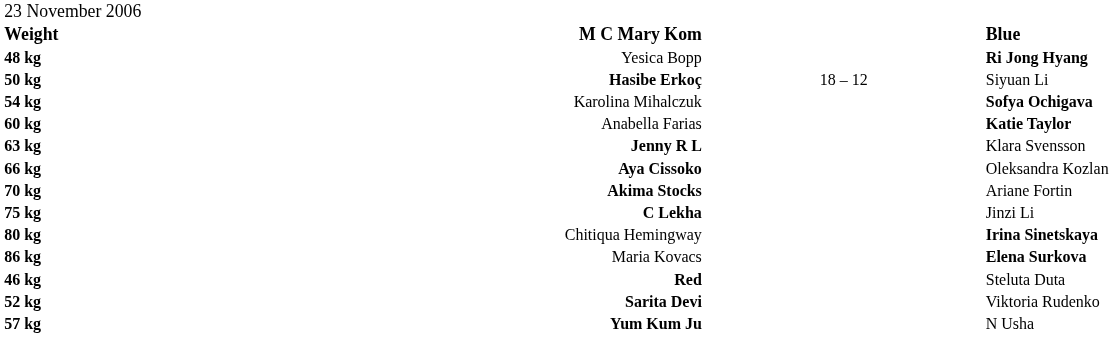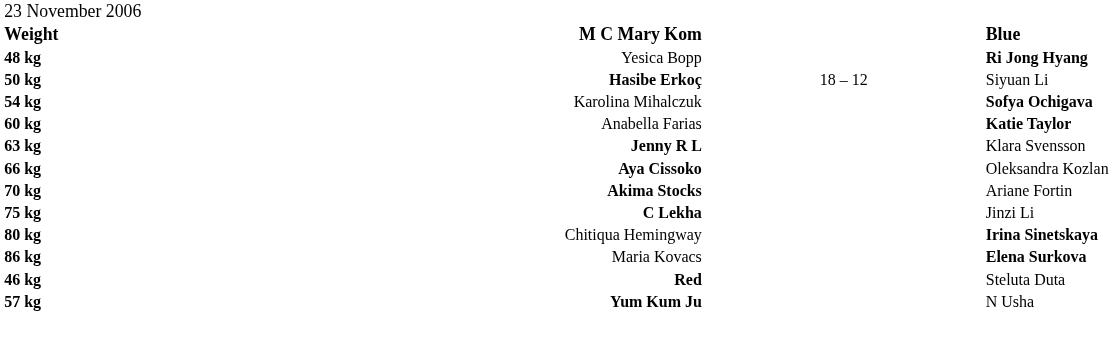- row: (23, 301)
